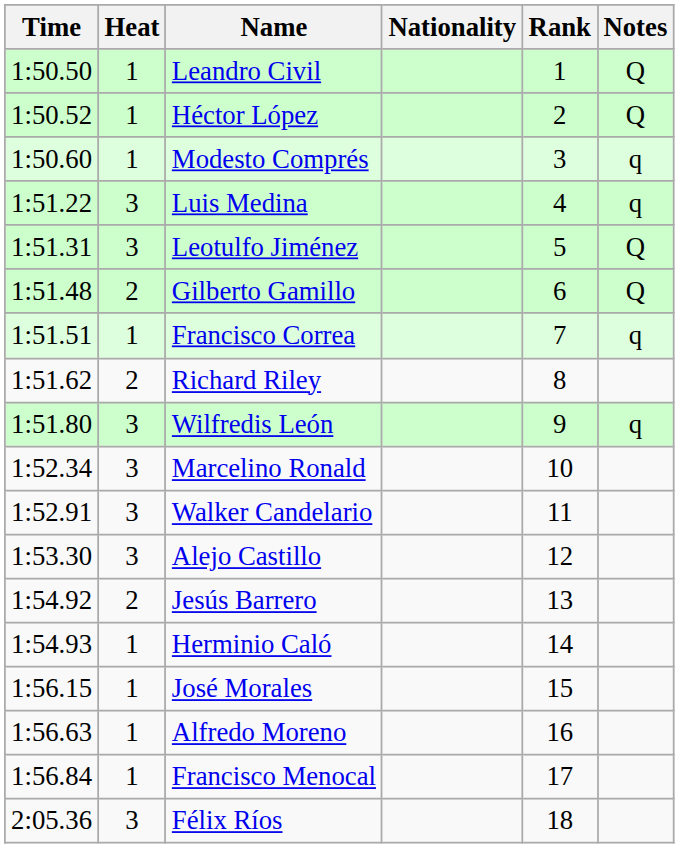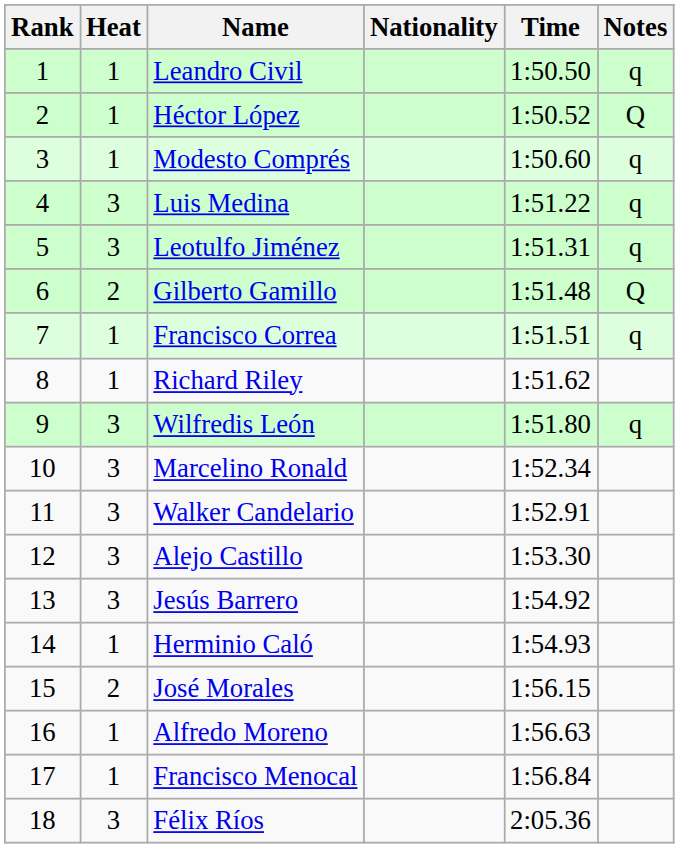columns swapped: (560, 26) <-> (52, 26)
(635, 70) Q -> (635, 70) q
(635, 247) Q -> (635, 247) q
(132, 379) 2 -> (113, 379) 1
(132, 600) 2 -> (113, 600) 3
(132, 688) 1 -> (113, 688) 2
